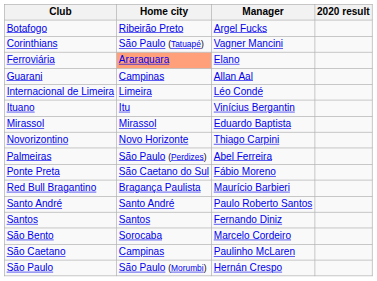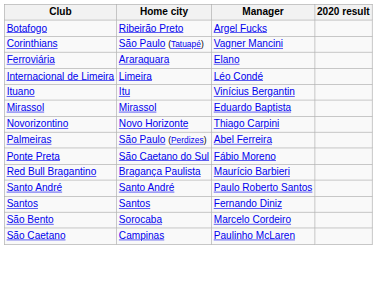(144, 60) lightsalmon background -> (144, 60) no background
- row: (25, 76)
- row: (30, 268)
